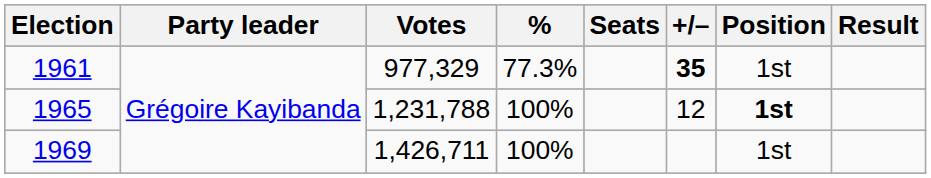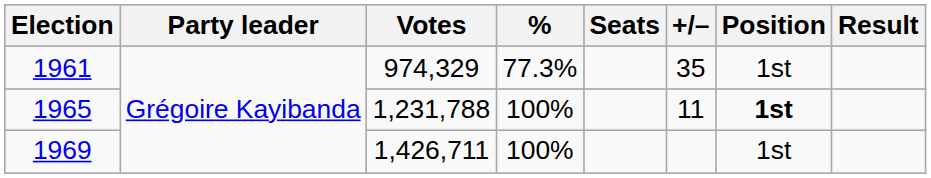(431, 67) 977,329 -> (431, 67) 974,329
(691, 67) bold -> (691, 67) normal
(691, 109) 12 -> (691, 109) 11
